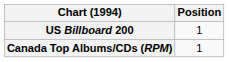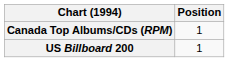rows swapped: (90, 48) <-> (90, 30)
